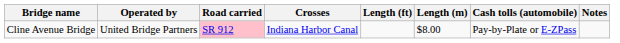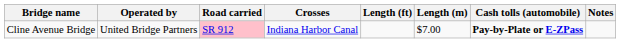(429, 29) $8.00 -> (429, 29) $7.00
(524, 29) normal -> (528, 29) bold
